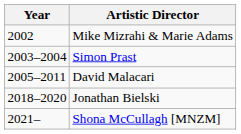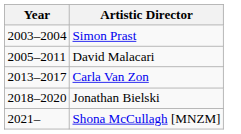- row: (153, 35)
+ row: (111, 77)
